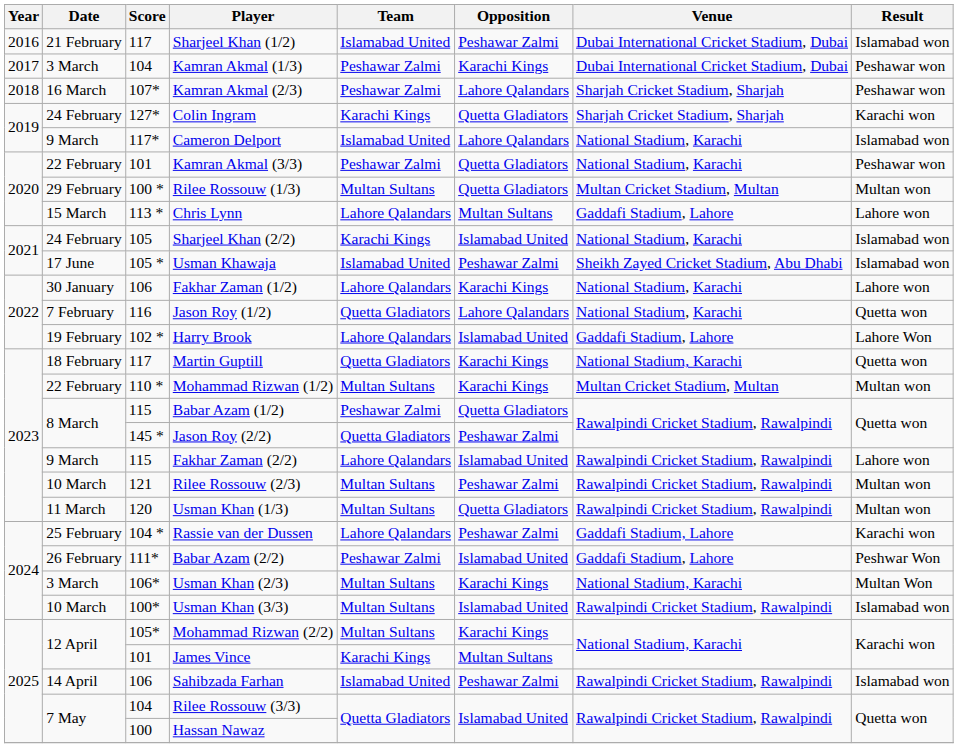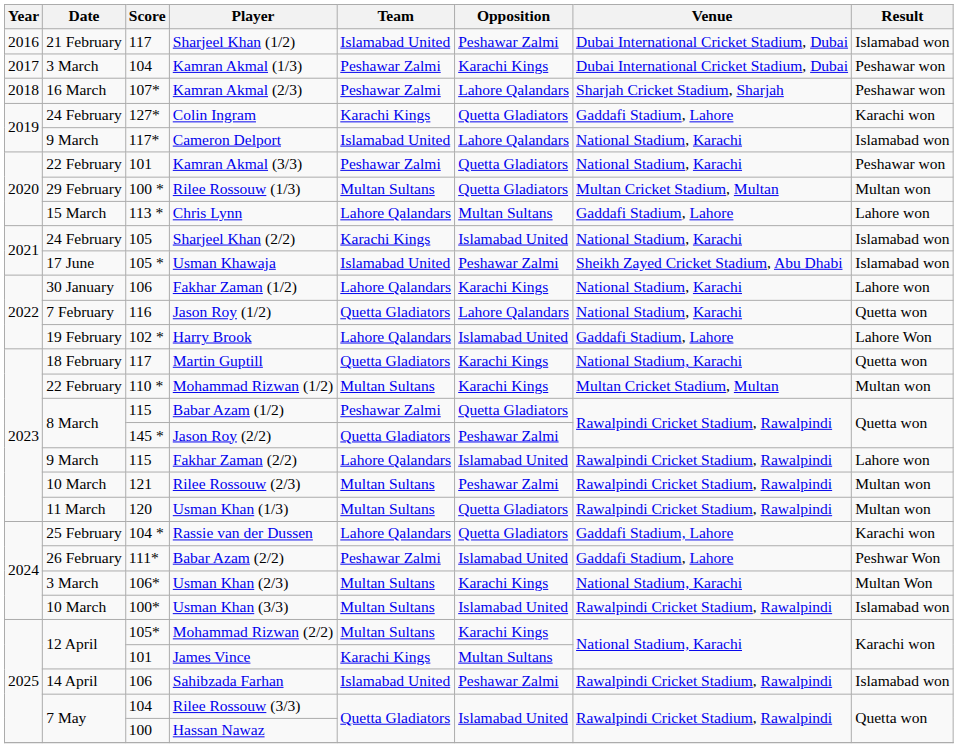(680, 115) Sharjah Cricket Stadium, Sharjah -> (655, 115) Gaddafi Stadium, Lahore
(508, 533) Peshawar Zalmi -> (513, 533) Quetta Gladiators
